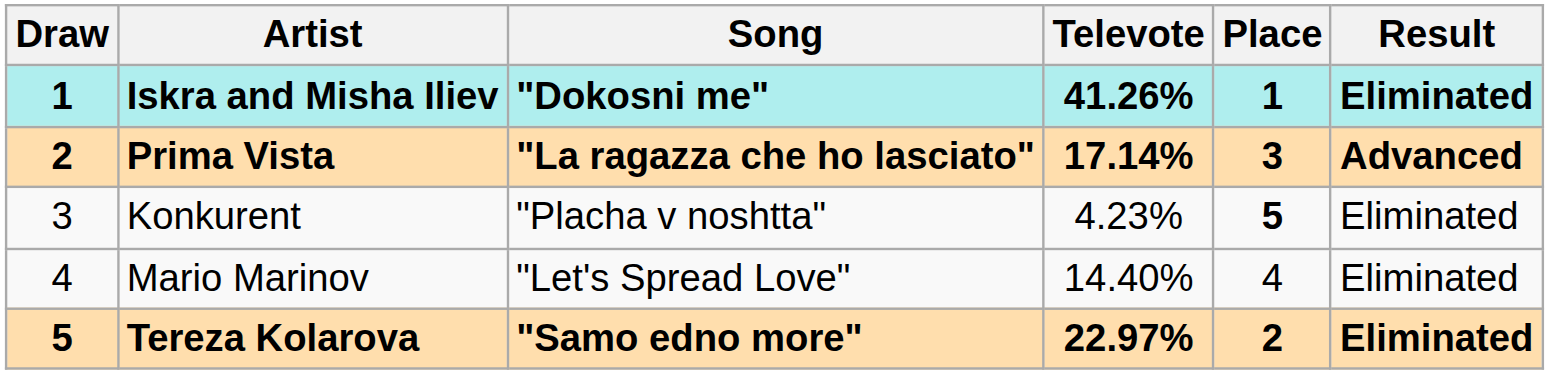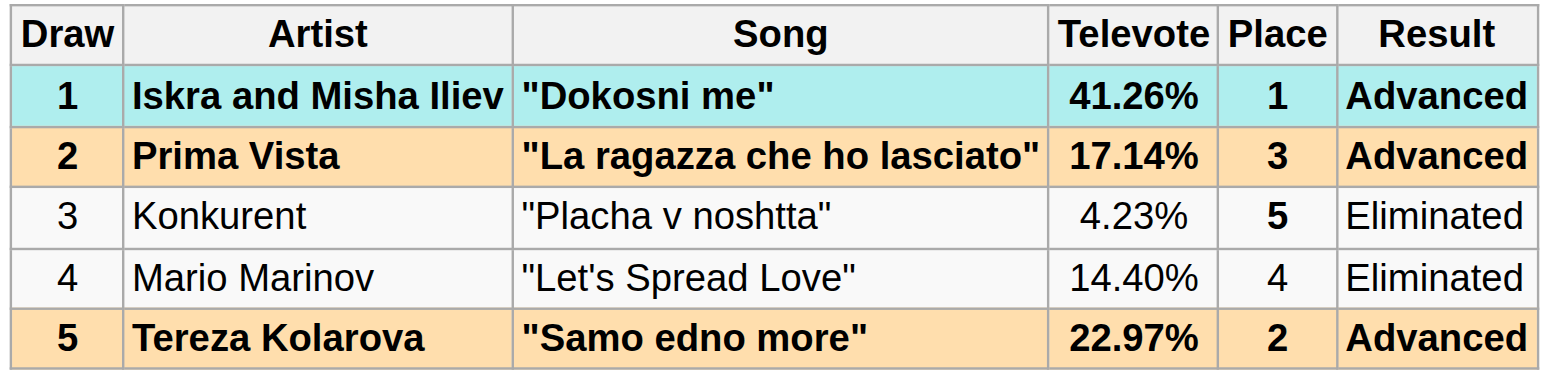(1437, 95) Eliminated -> (1437, 95) Advanced
(1437, 338) Eliminated -> (1437, 338) Advanced
